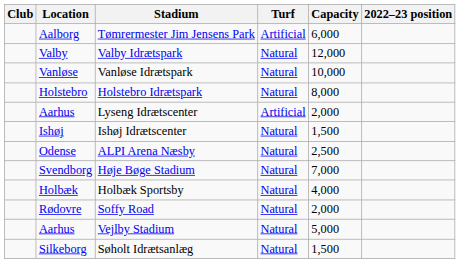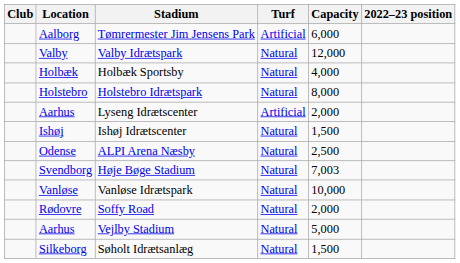rows swapped: (141, 190) <-> (145, 72)
(325, 170) 7,000 -> (325, 170) 7,003
